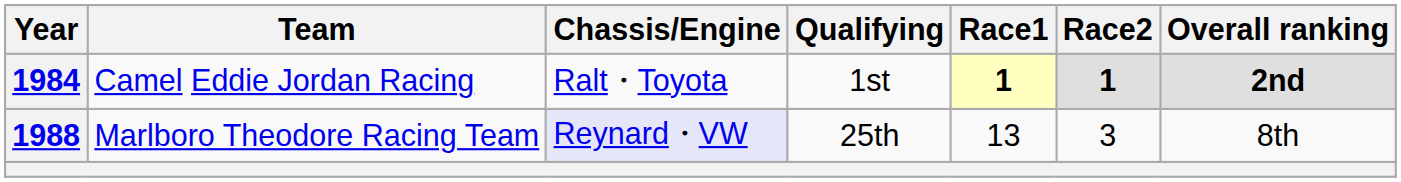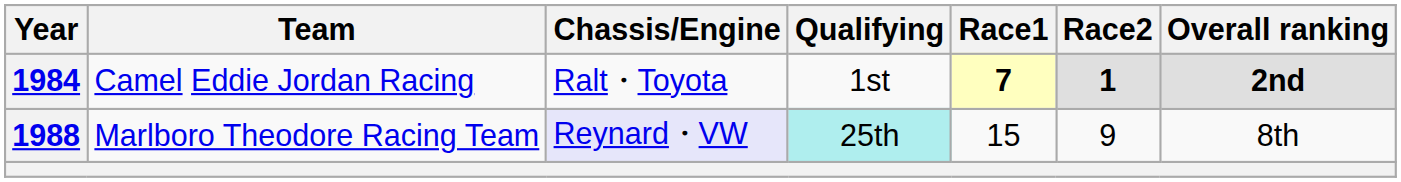(1003, 81) 1 -> (1003, 81) 7
(870, 136) no background -> (870, 136) paleturquoise background
(1003, 136) 13 -> (1003, 136) 15
(1108, 136) 3 -> (1108, 136) 9
